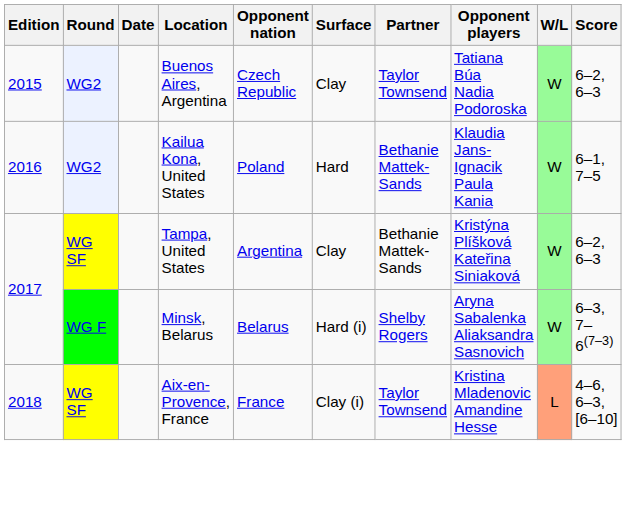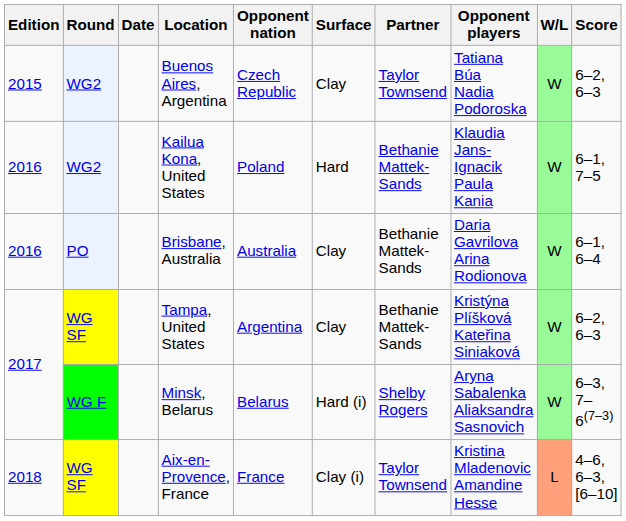+ row: (194, 251)
